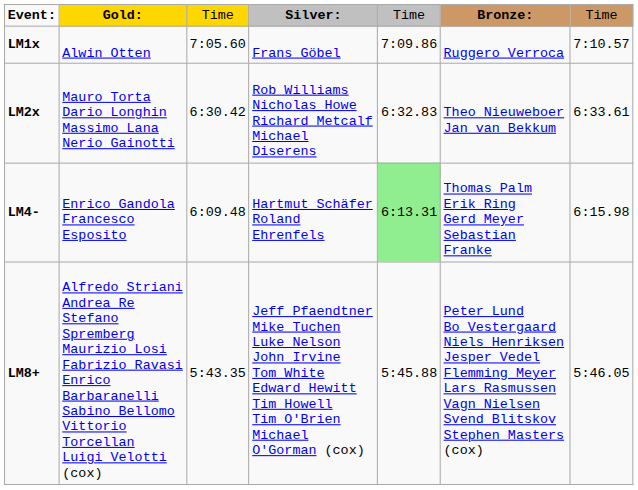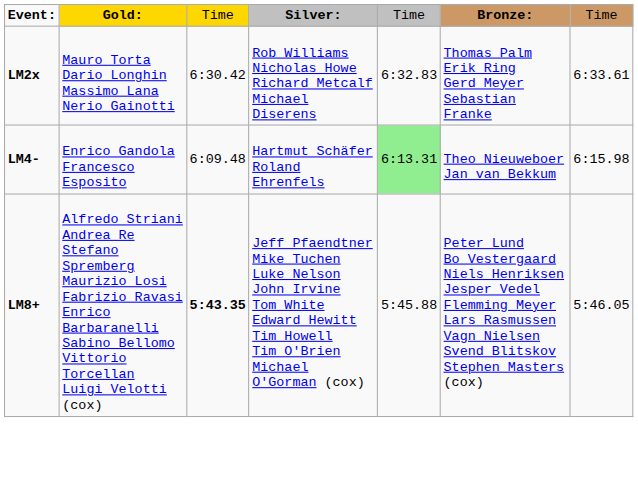- row: (24, 45)
(504, 121) Theo Nieuweboer Jan van Bekkum -> (488, 84) Thomas Palm Erik Ring Gerd Meyer Sebastian Franke
(488, 220) Thomas Palm Erik Ring Gerd Meyer Sebastian Franke -> (504, 167) Theo Nieuweboer Jan van Bekkum
(218, 373) normal -> (218, 305) bold
